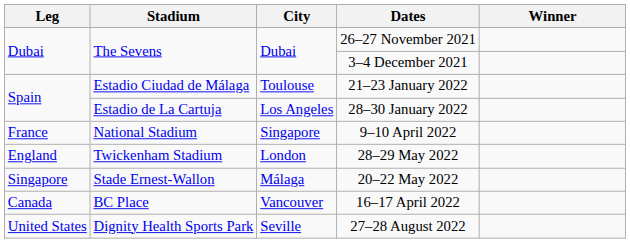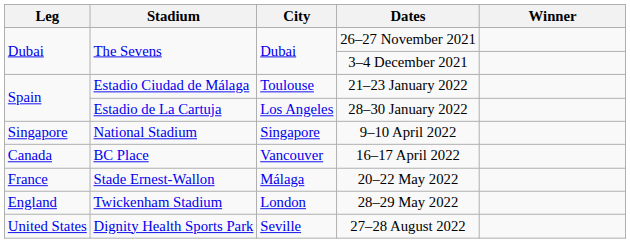(28, 132) France -> (38, 132) Singapore
rows swapped: (408, 202) <-> (408, 156)
(38, 179) Singapore -> (28, 179) France
